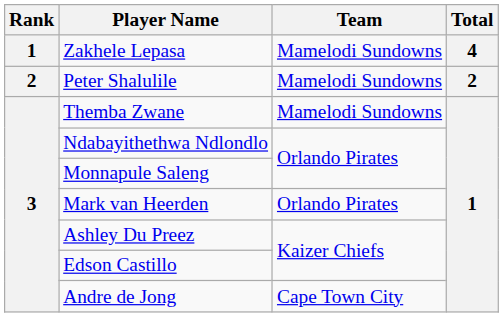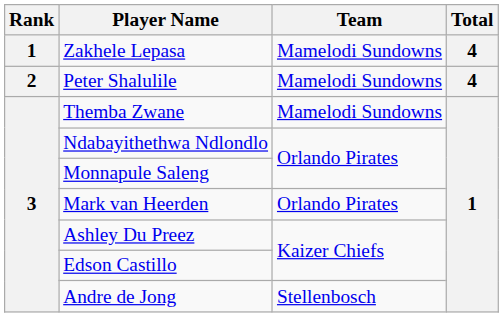(472, 81) 2 -> (472, 81) 4
(340, 296) Cape Town City -> (326, 296) Stellenbosch
